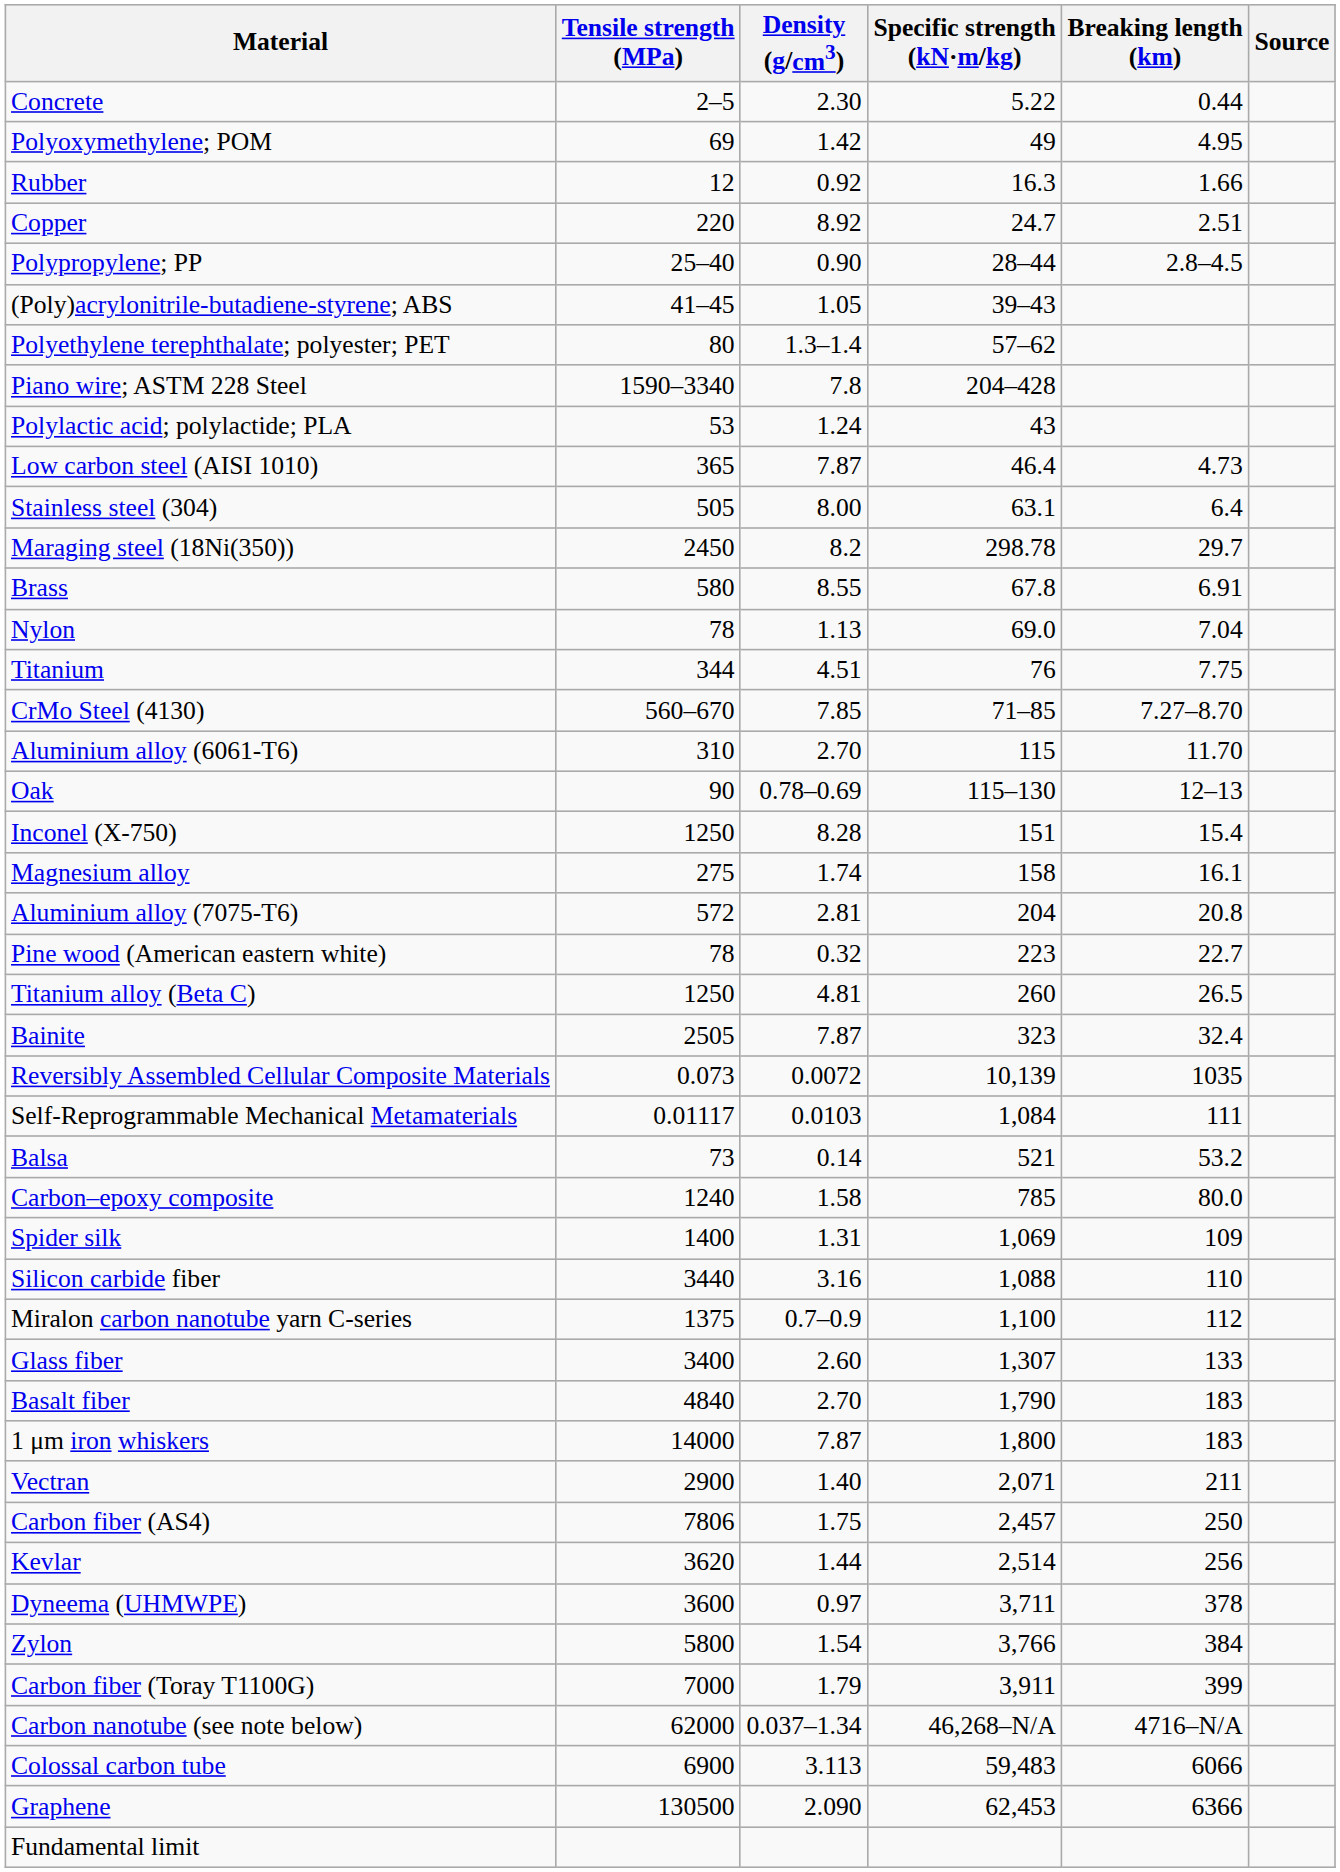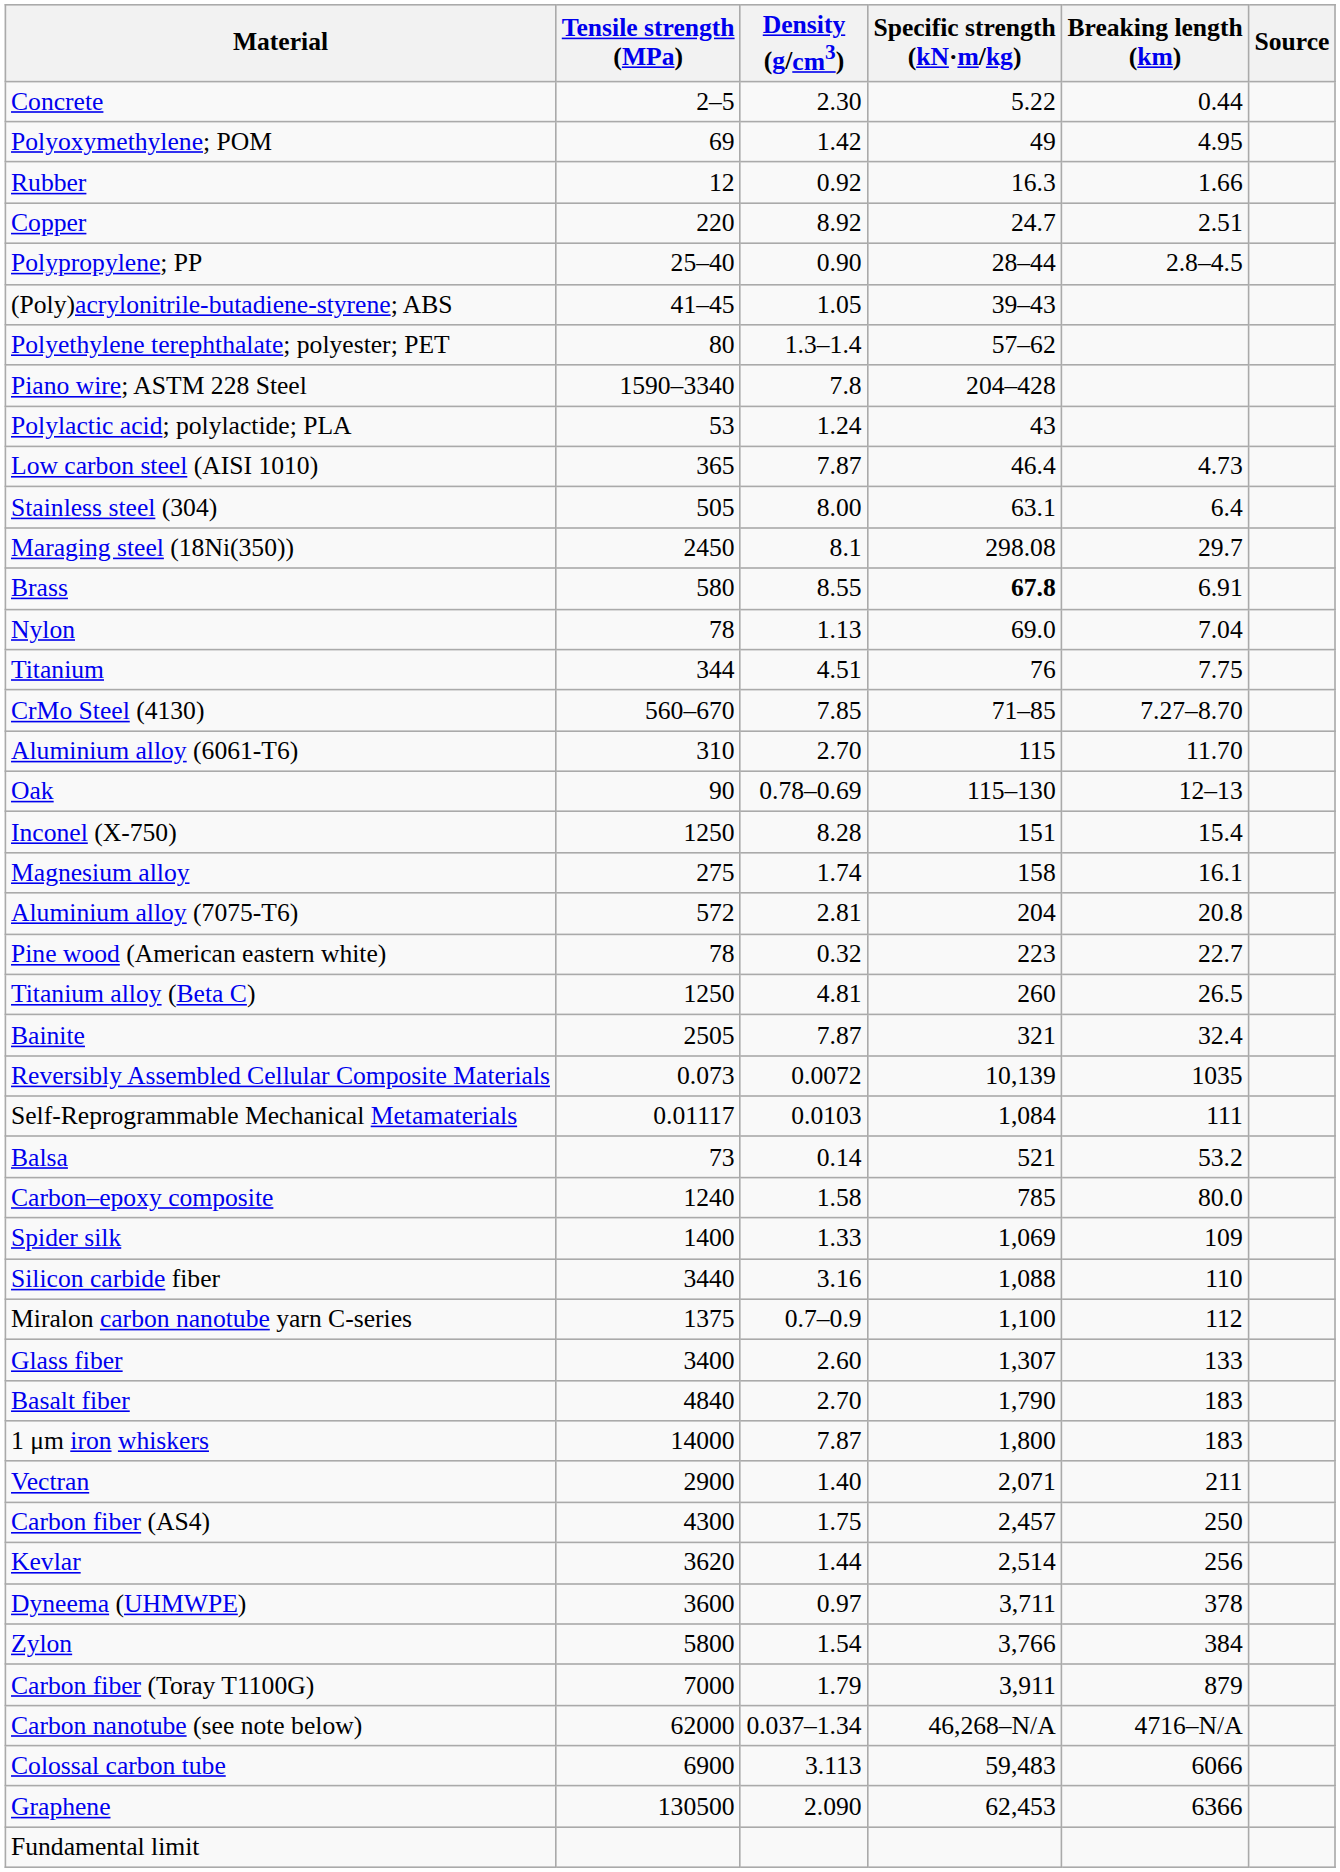(846, 547) 8.2 -> (846, 547) 8.1
(1020, 547) 298.78 -> (1020, 547) 298.08
(1033, 588) normal -> (1033, 588) bold
(1036, 1034) 323 -> (1036, 1034) 321
(839, 1237) 1.31 -> (839, 1237) 1.33
(709, 1522) 7806 -> (709, 1522) 4300
(1223, 1684) 399 -> (1223, 1684) 879
